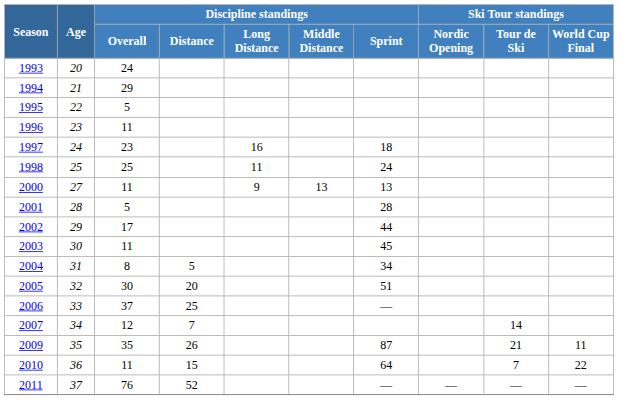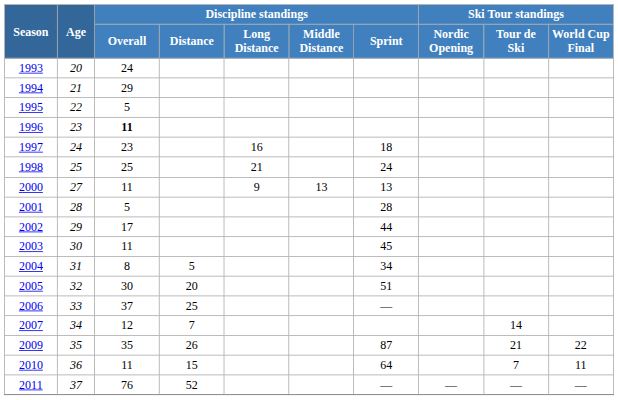(127, 127) normal -> (127, 127) bold
(257, 167) 11 -> (257, 167) 21
(581, 345) 11 -> (581, 345) 22
(581, 365) 22 -> (581, 365) 11
